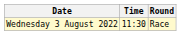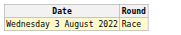- column: (134, 11)
